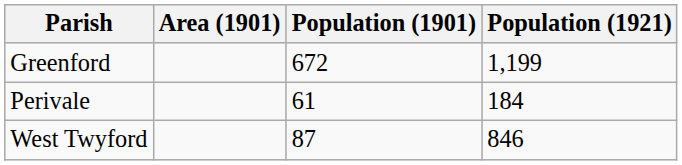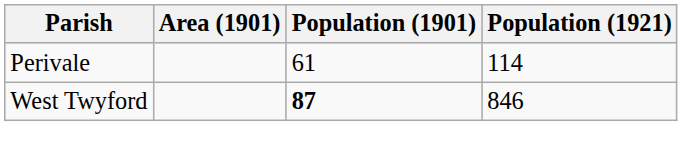- row: (60, 62)
(506, 100) 184 -> (505, 62) 114
(304, 139) normal -> (304, 100) bold
